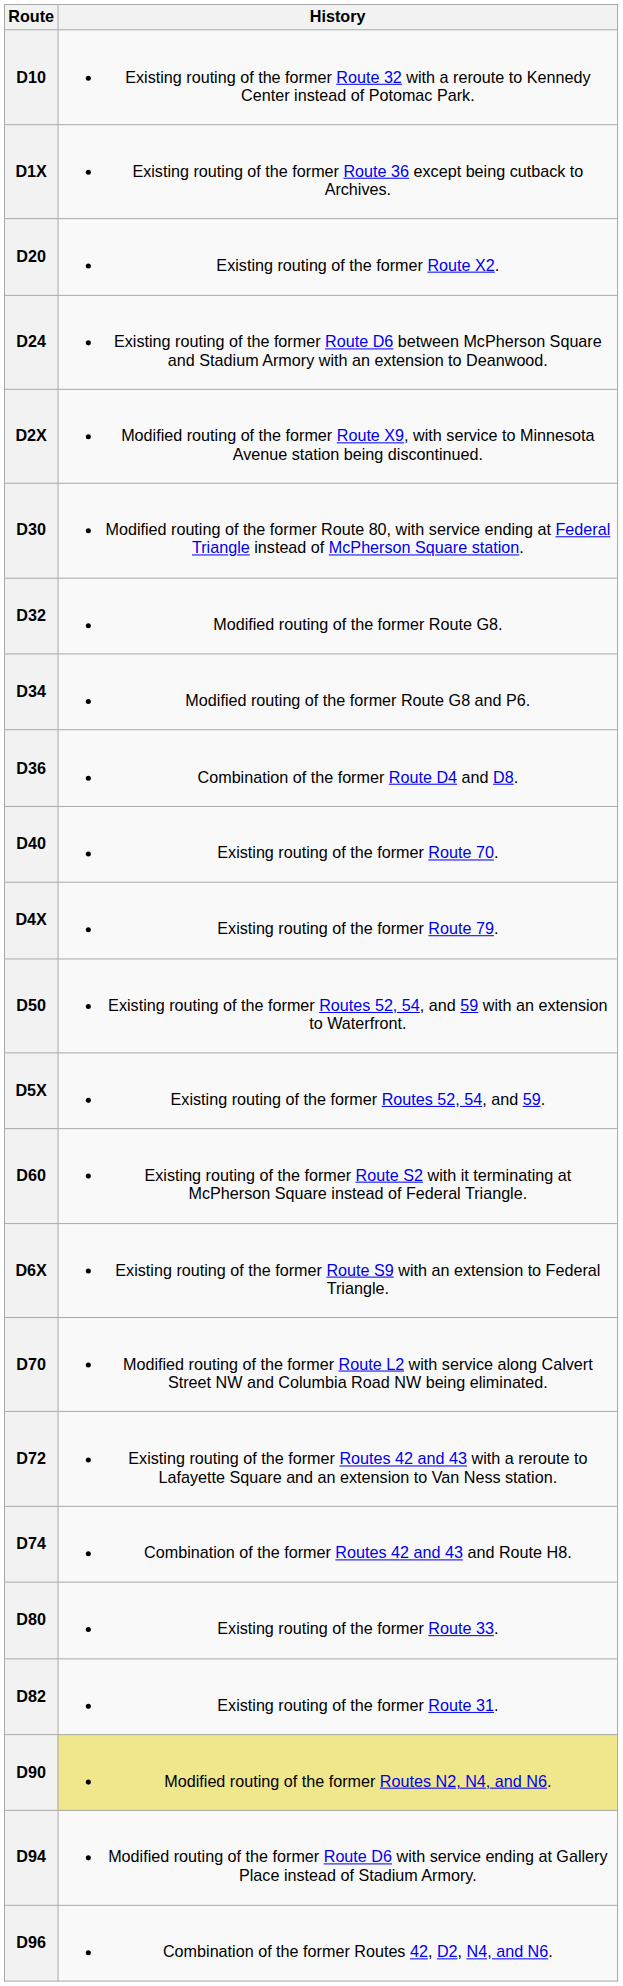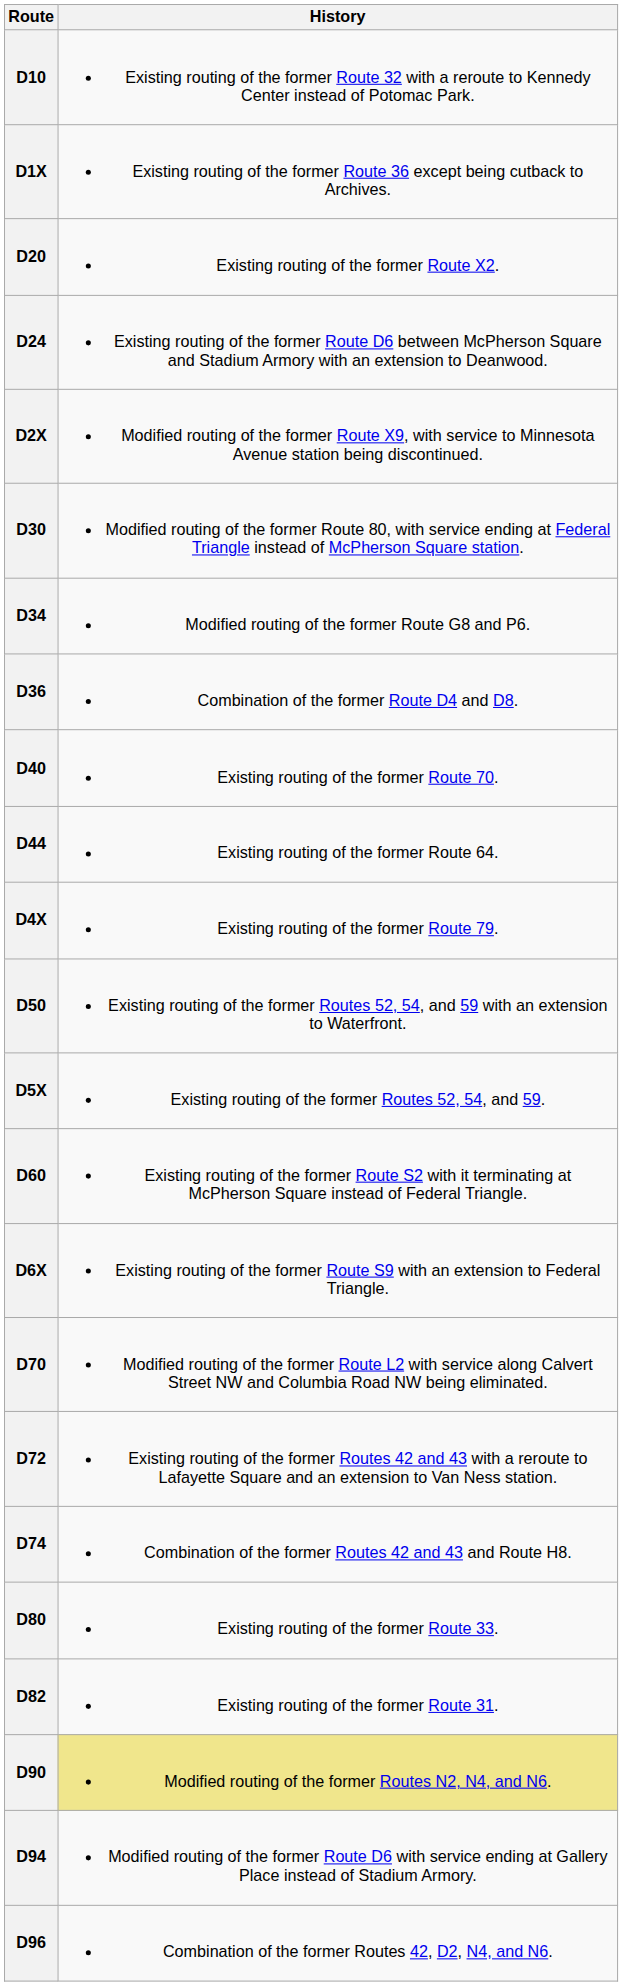- row: (31, 615)
+ row: (31, 844)
